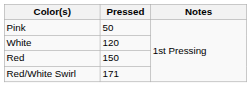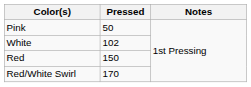(111, 43) 120 -> (111, 43) 102
(111, 74) 171 -> (111, 74) 170
